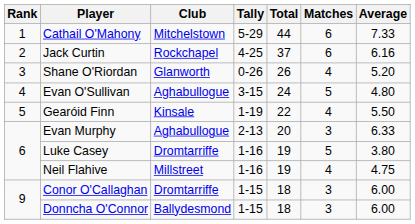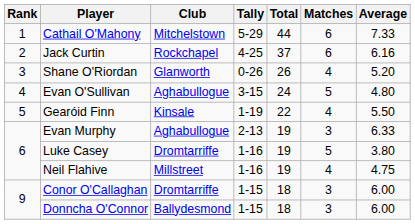(284, 131) 20 -> (284, 131) 19
